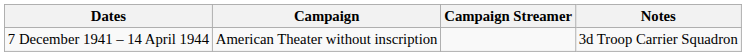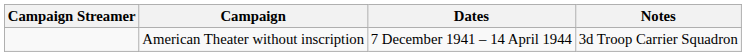columns swapped: (508, 16) <-> (108, 16)
